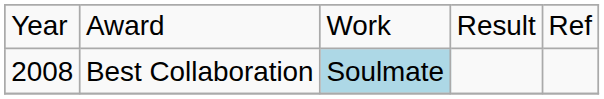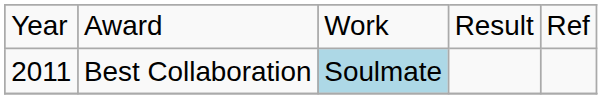(42, 70) 2008 -> (41, 70) 2011
